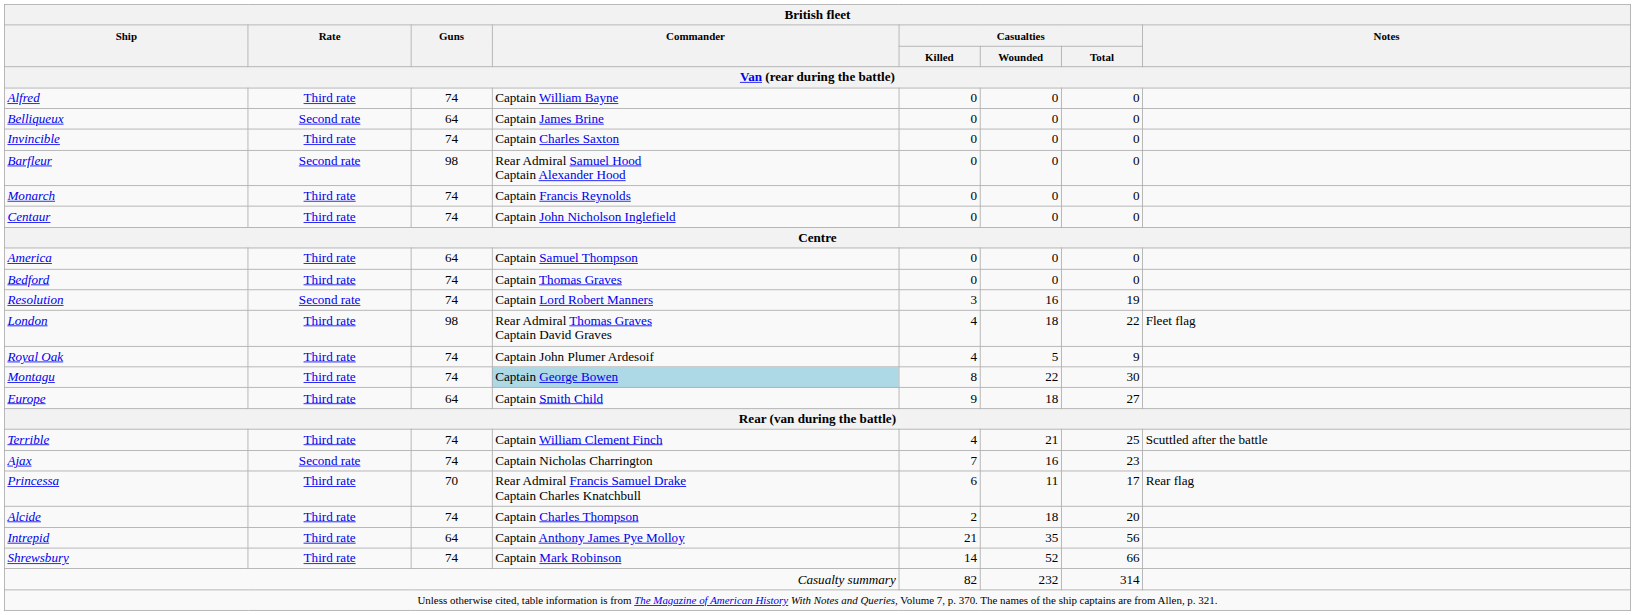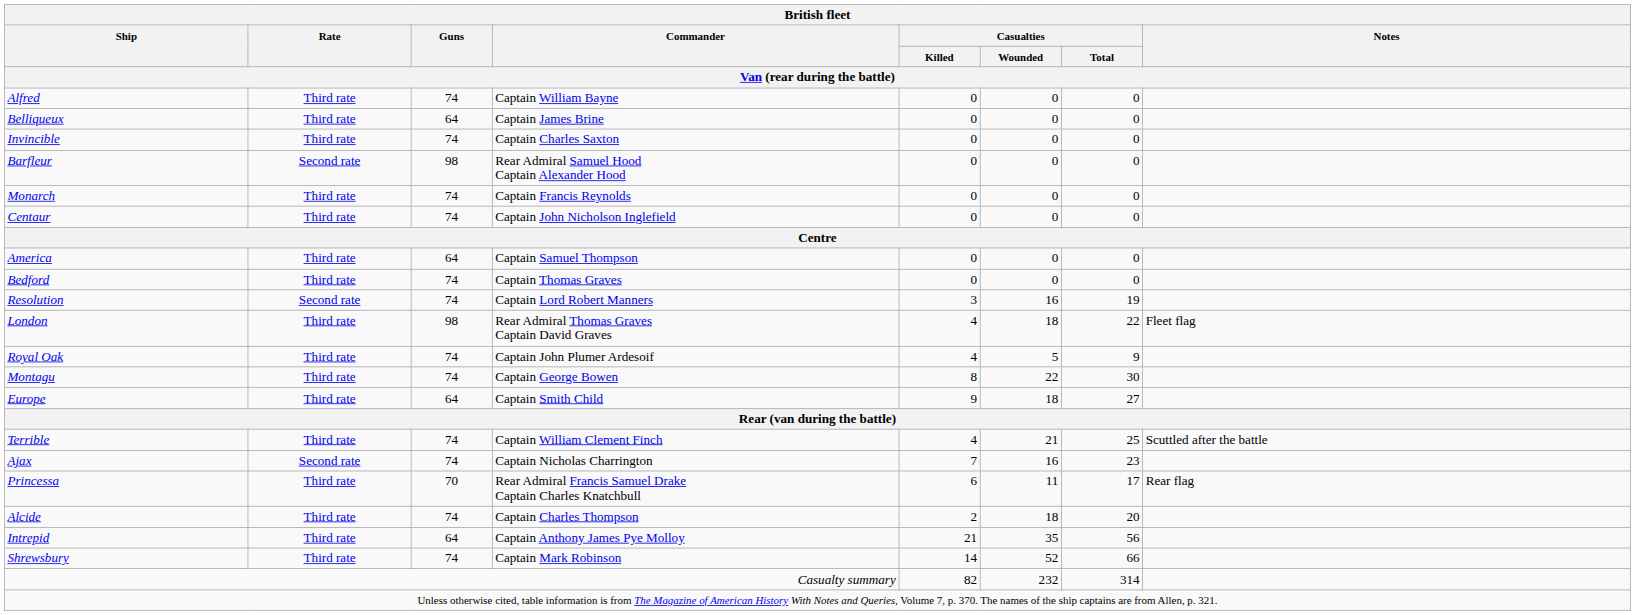(330, 118) Second rate -> (330, 118) Third rate
(557, 377) lightblue background -> (557, 377) no background
